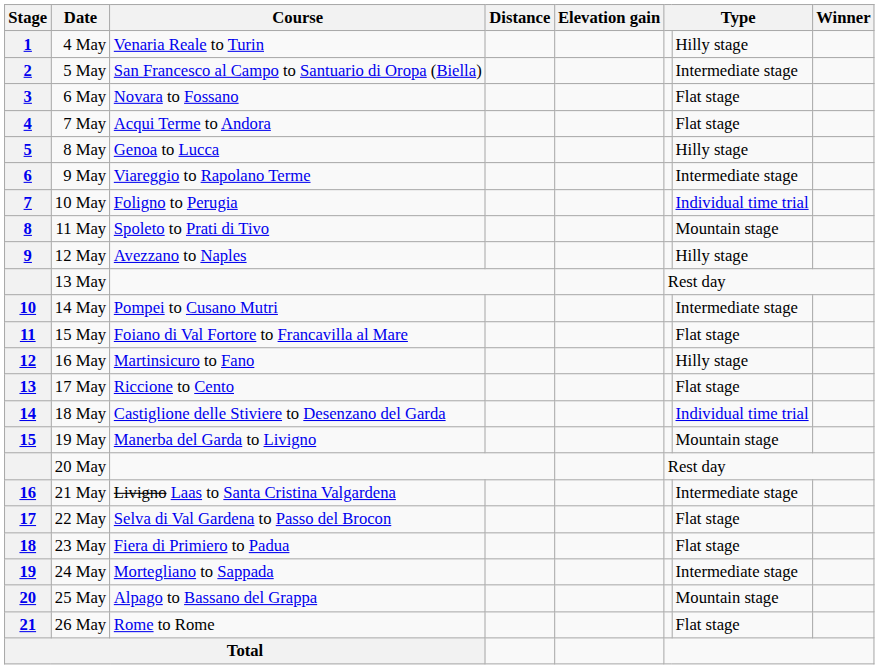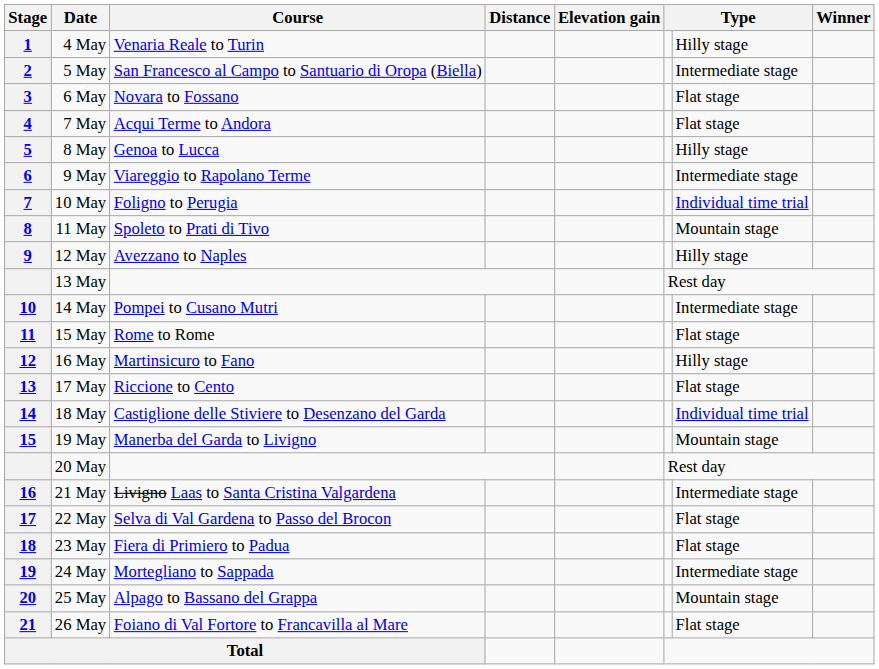(261, 334) Foiano di Val Fortore to Francavilla al Mare -> (164, 334) Rome to Rome
(164, 624) Rome to Rome -> (261, 624) Foiano di Val Fortore to Francavilla al Mare
